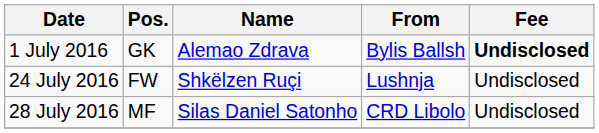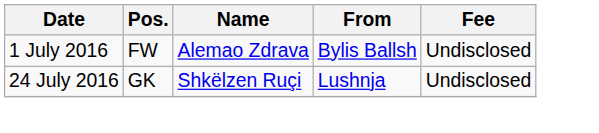(142, 50) GK -> (143, 50) FW
(532, 50) bold -> (478, 50) normal
(143, 81) FW -> (142, 81) GK
- row: (64, 111)
